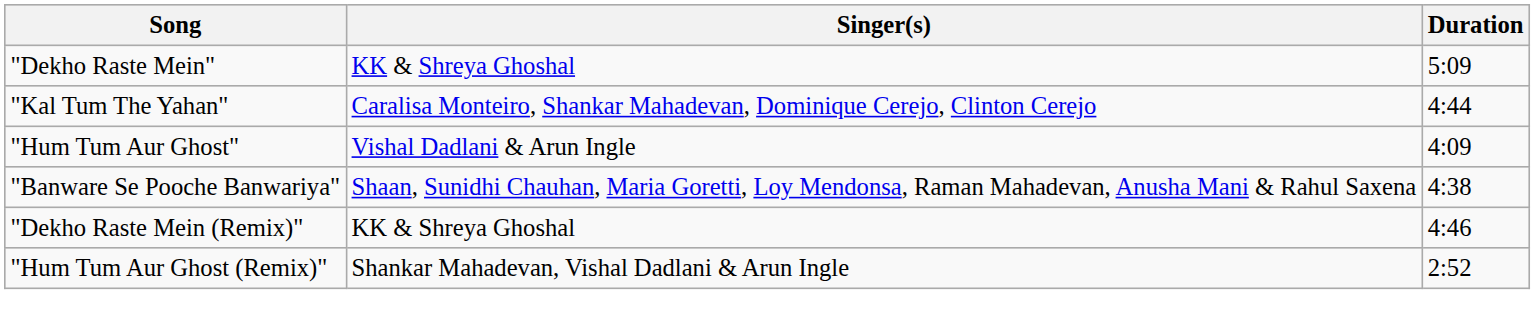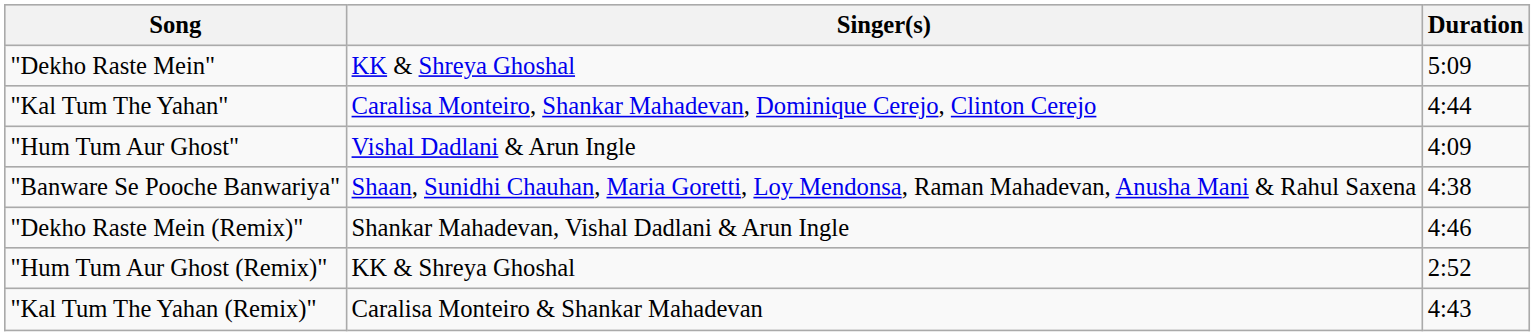(463, 227) KK & Shreya Ghoshal -> (600, 227) Shankar Mahadevan, Vishal Dadlani & Arun Ingle
(600, 268) Shankar Mahadevan, Vishal Dadlani & Arun Ingle -> (463, 268) KK & Shreya Ghoshal
+ row: (164, 309)
